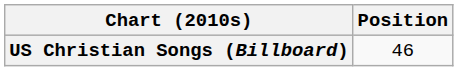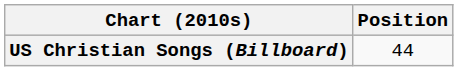(403, 51) 46 -> (403, 51) 44
